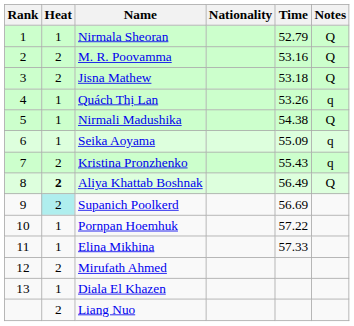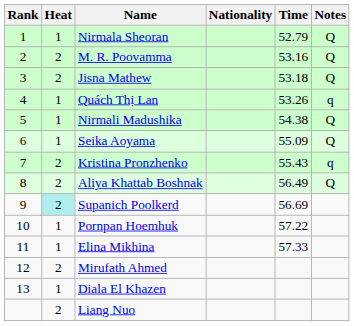(330, 141) q -> (330, 141) Q
(58, 183) bold -> (58, 183) normal
